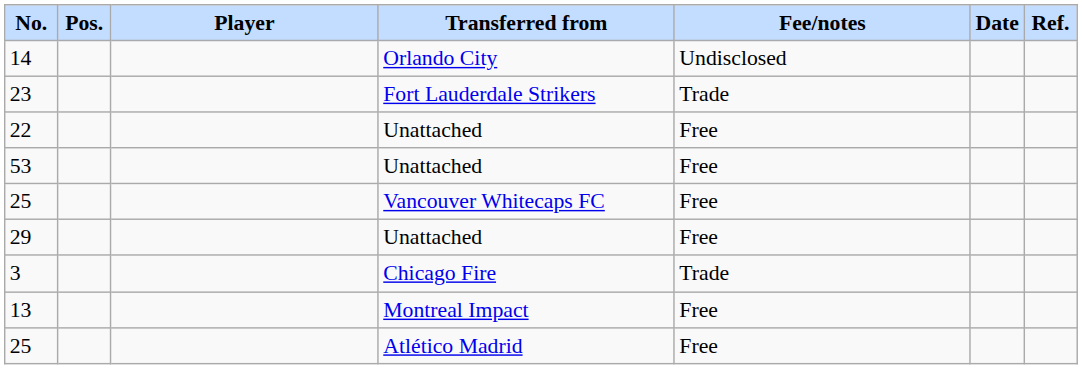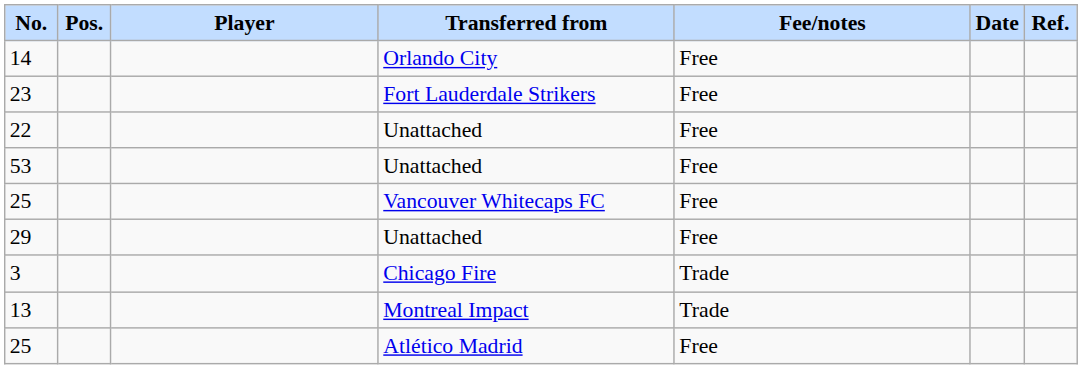(733, 58) Undisclosed -> (699, 58) Free
(704, 94) Trade -> (699, 94) Free
(699, 309) Free -> (704, 309) Trade
